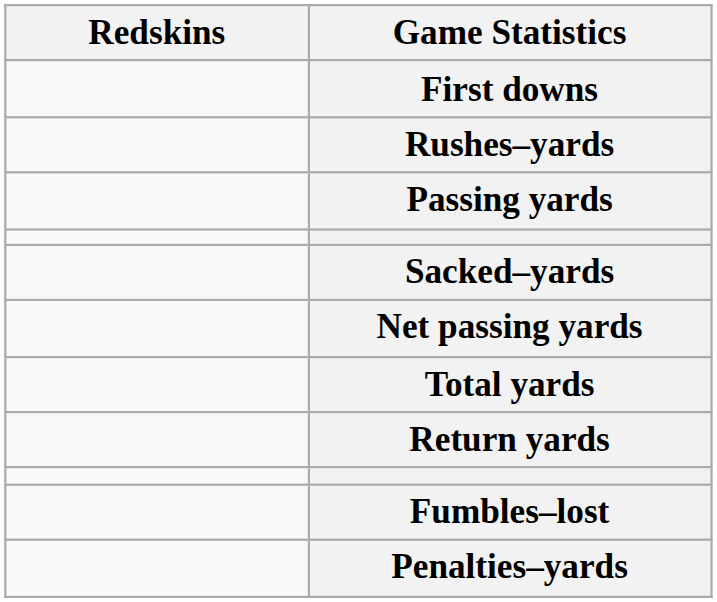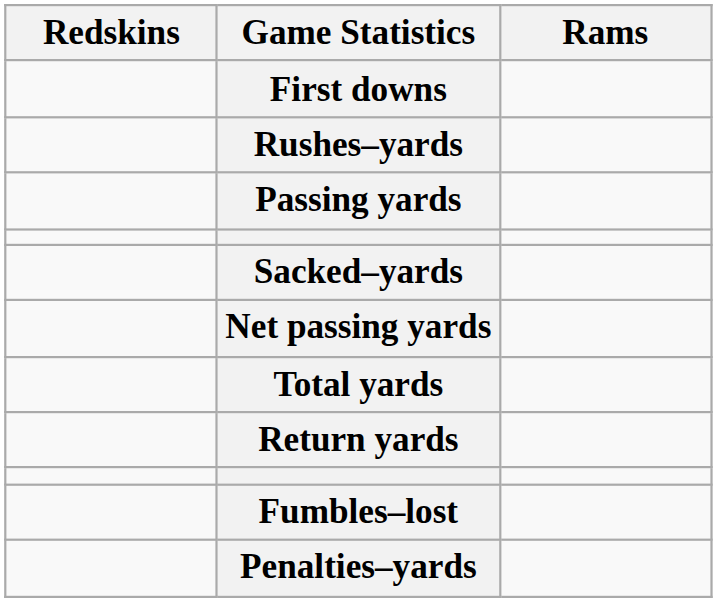+ column: (605, 32)
